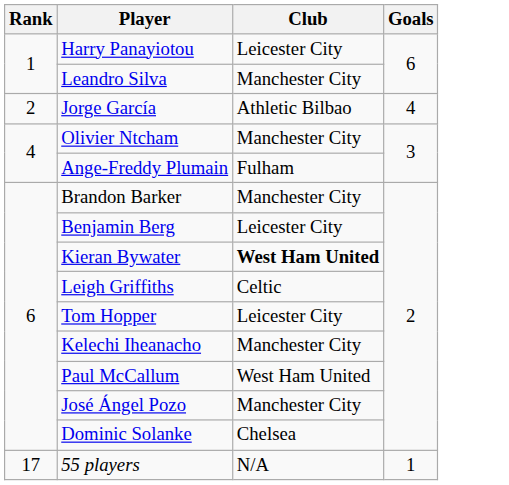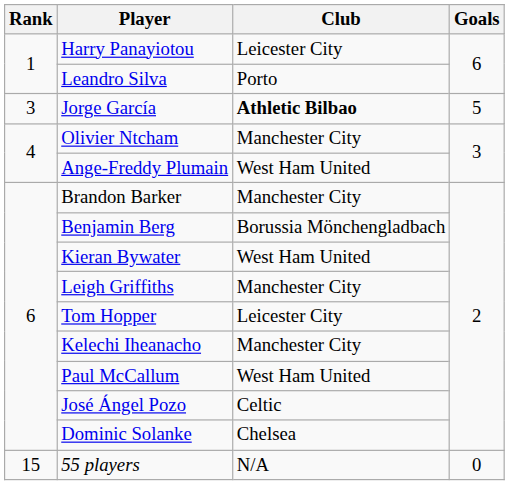(299, 78) Manchester City -> (257, 78) Porto
(31, 108) 2 -> (31, 108) 3
(294, 108) normal -> (297, 108) bold
(411, 108) 4 -> (477, 108) 5
(265, 167) Fulham -> (304, 167) West Ham United
(290, 227) Leicester City -> (341, 227) Borussia Mönchengladbach
(308, 256) bold -> (304, 256) normal
(259, 286) Celtic -> (299, 286) Manchester City
(299, 405) Manchester City -> (259, 405) Celtic
(31, 464) 17 -> (31, 464) 15
(411, 464) 1 -> (477, 464) 0
